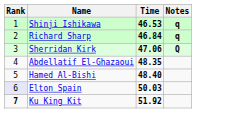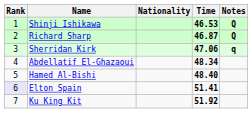+ column: (164, 11)
(177, 24) q -> (234, 24) Q
(150, 37) 46.84 -> (206, 37) 46.87
(177, 37) q -> (234, 37) Q
(177, 50) Q -> (234, 50) q
(150, 62) 48.35 -> (206, 62) 48.34
(150, 88) 50.03 -> (206, 88) 51.41
(16, 101) bold -> (16, 101) normal
